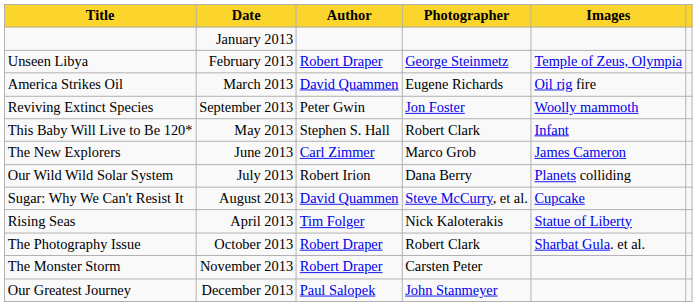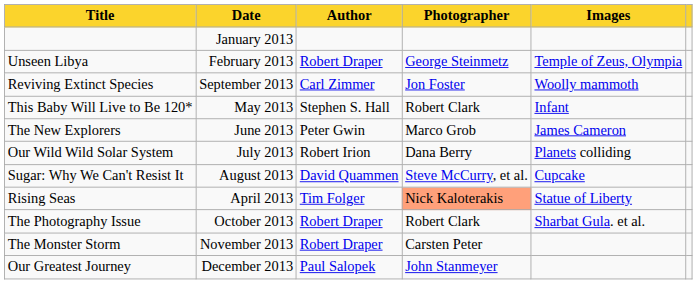- row: (65, 84)
(332, 107) Peter Gwin -> (337, 84) Carl Zimmer
(337, 152) Carl Zimmer -> (332, 130) Peter Gwin
(454, 221) no background -> (454, 198) lightsalmon background
